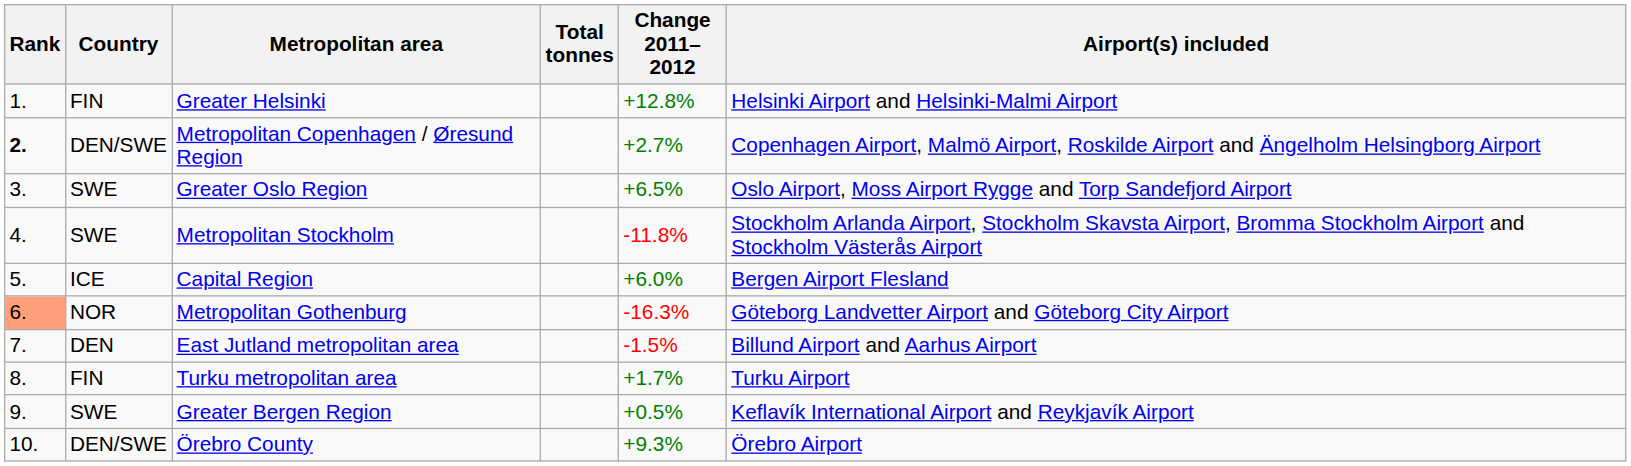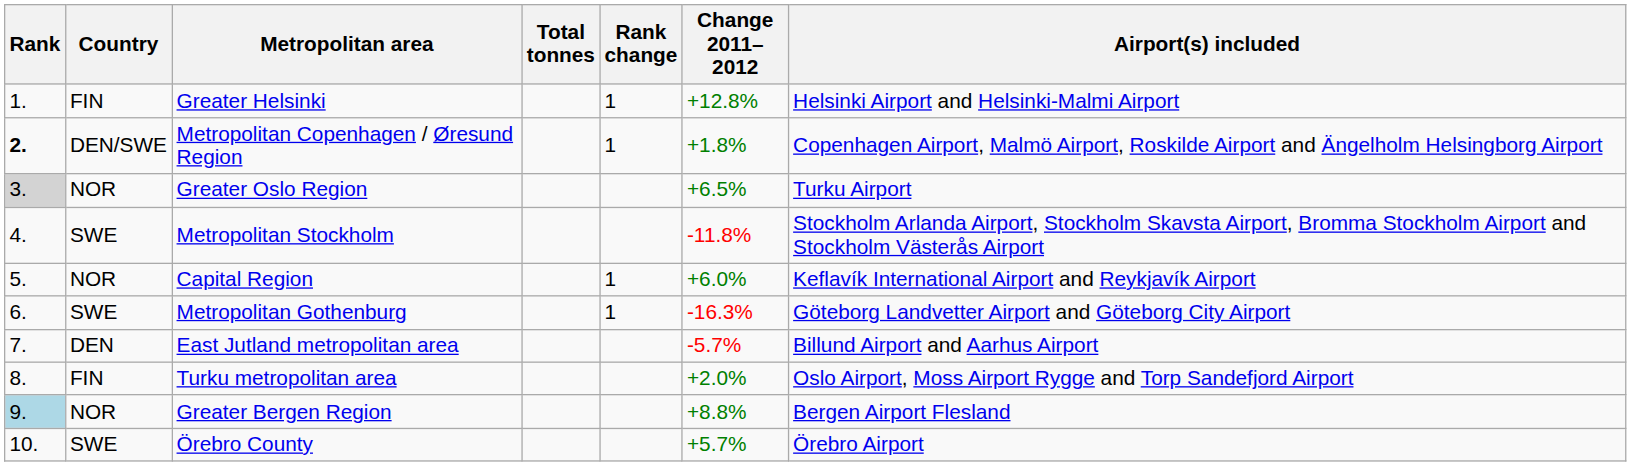+ column: (641, 44)
(653, 145) +2.7% -> (717, 145) +1.8%
(18, 190) no background -> (18, 190) lightgrey background
(94, 190) SWE -> (93, 190) NOR
(1011, 190) Oslo Airport, Moss Airport Rygge and Torp Sandefjord Airport -> (852, 190) Turku Airport
(87, 279) ICE -> (93, 279) NOR
(840, 279) Bergen Airport Flesland -> (1024, 279) Keflavík International Airport and Reykjavík Airport
(18, 312) lightsalmon background -> (18, 312) no background
(93, 312) NOR -> (94, 312) SWE
(651, 345) -1.5% -> (714, 345) -5.7%
(653, 378) +1.7% -> (717, 378) +2.0%
(790, 378) Turku Airport -> (1073, 378) Oslo Airport, Moss Airport Rygge and Torp Sandefjord Airport
(18, 411) no background -> (18, 411) lightblue background
(94, 411) SWE -> (93, 411) NOR
(653, 411) +0.5% -> (717, 411) +8.8%
(963, 411) Keflavík International Airport and Reykjavík Airport -> (902, 411) Bergen Airport Flesland
(118, 444) DEN/SWE -> (94, 444) SWE
(653, 444) +9.3% -> (717, 444) +5.7%
